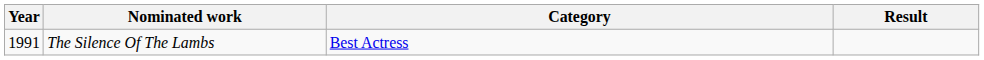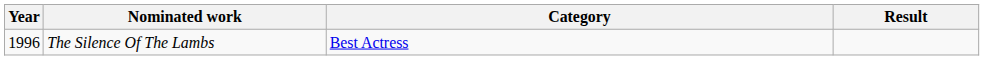(24, 42) 1991 -> (24, 42) 1996
